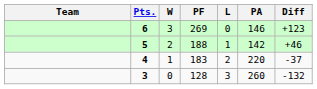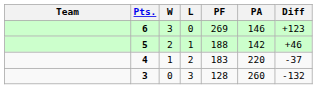columns swapped: (228, 12) <-> (199, 12)
